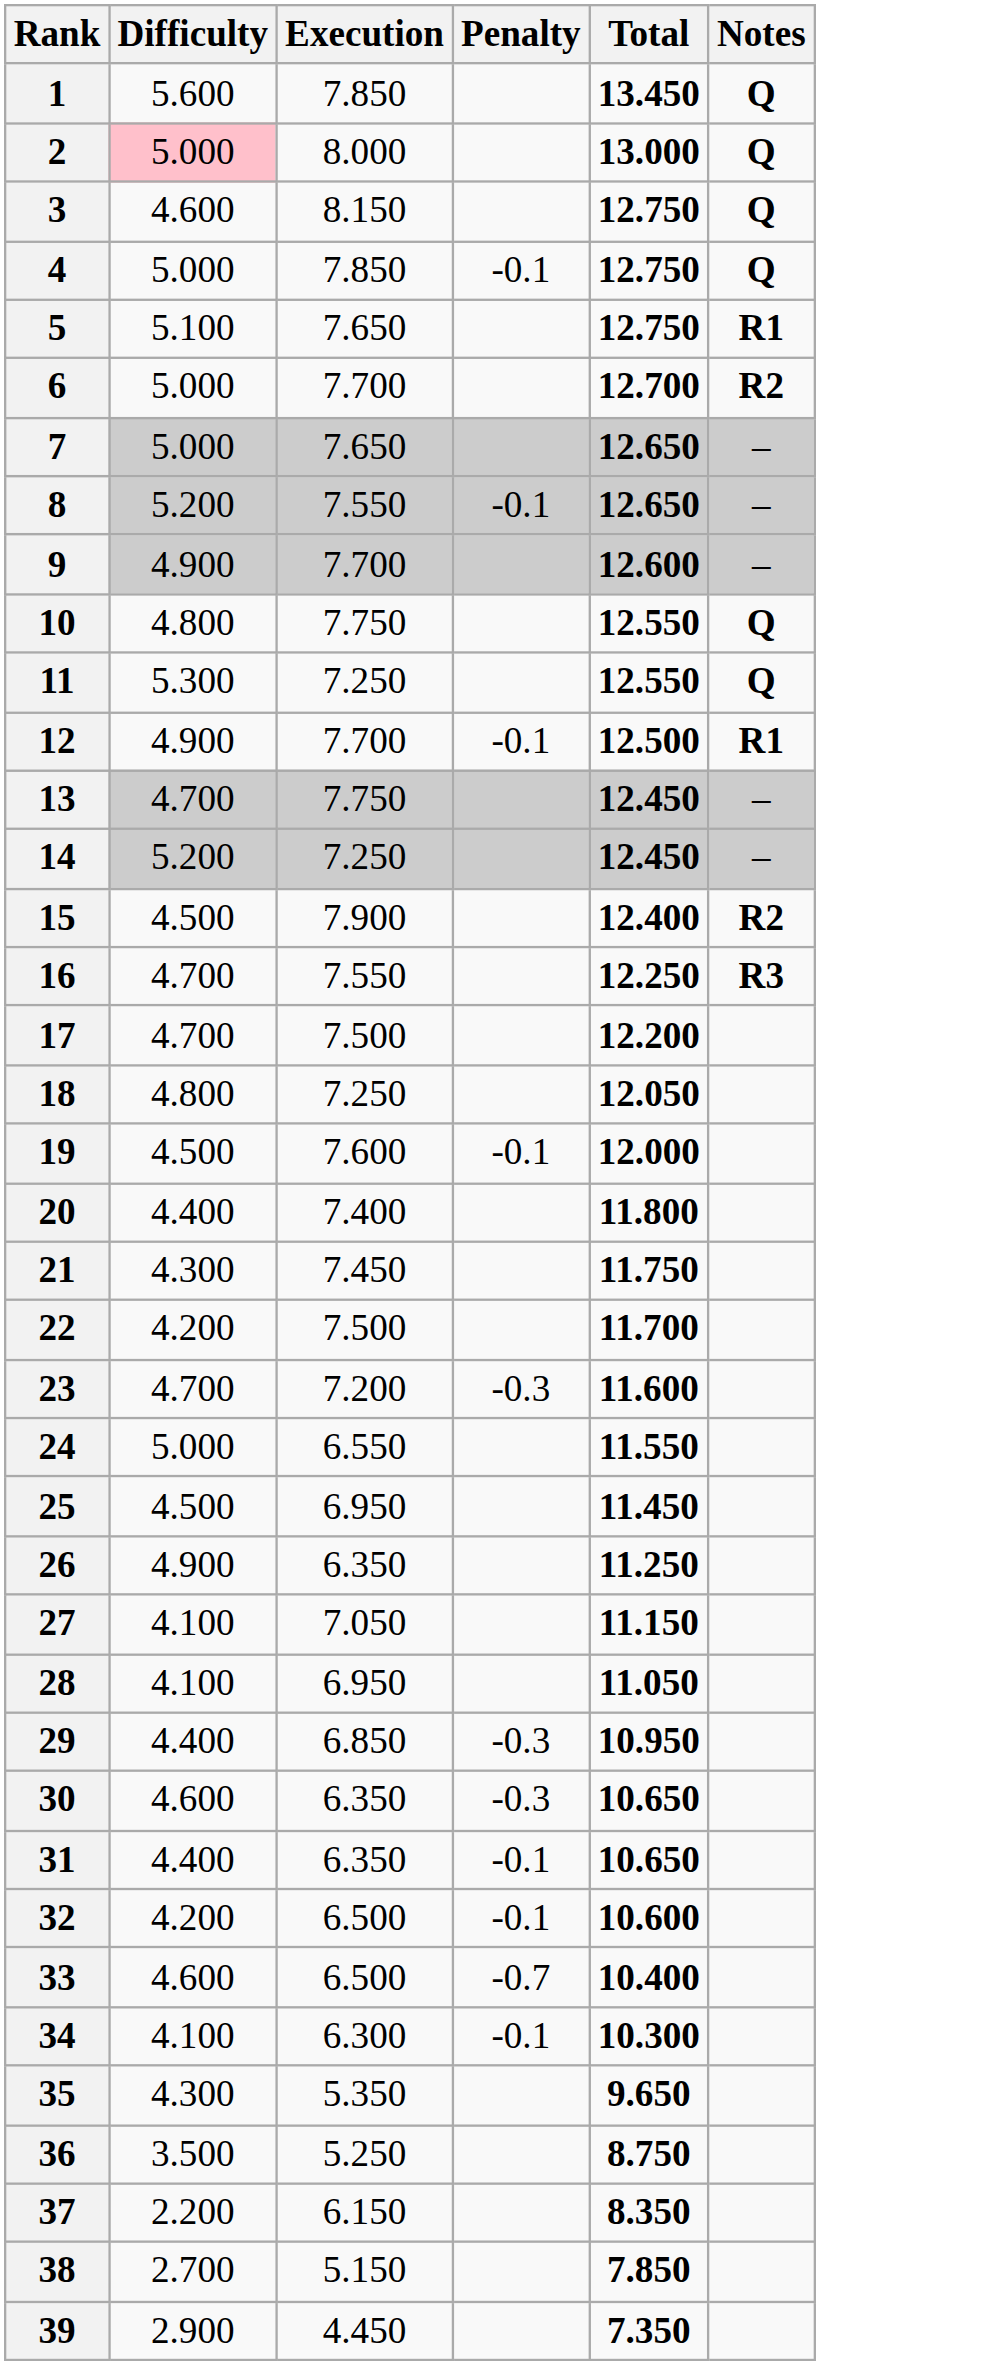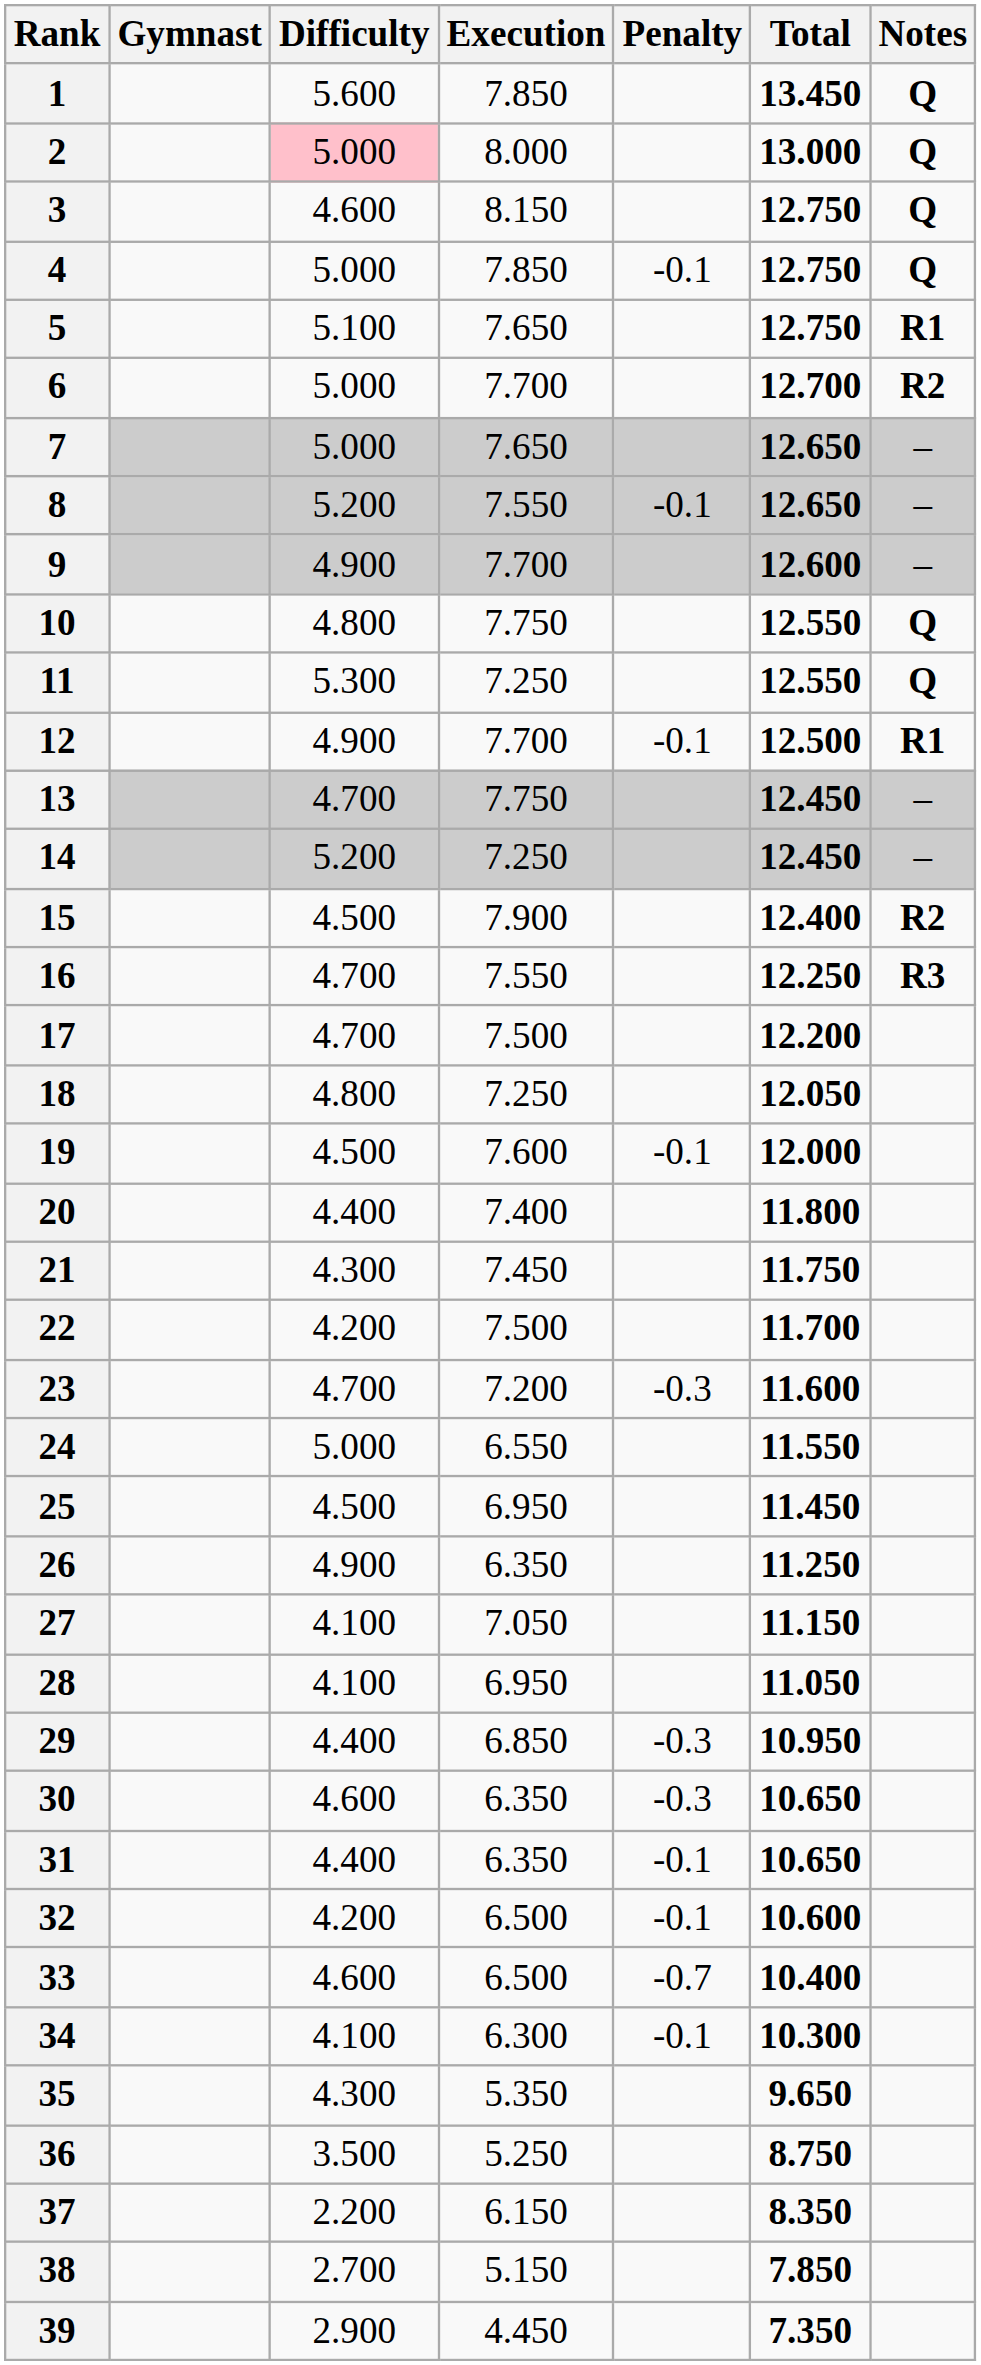+ column: (190, 33)
